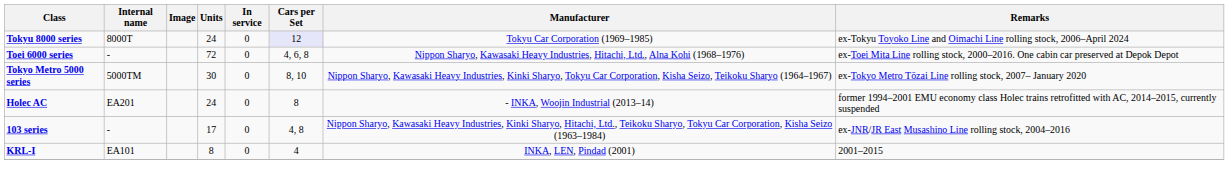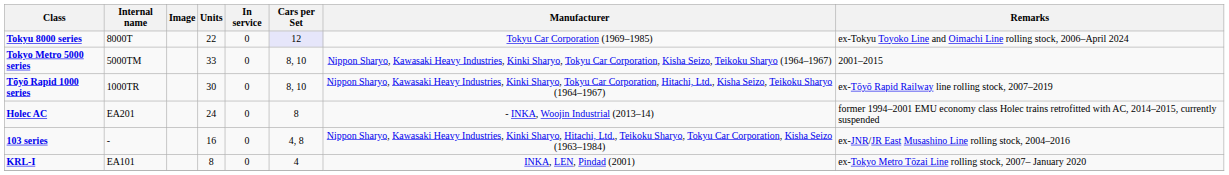(211, 39) 24 -> (211, 39) 22
- row: (40, 54)
(211, 76) 30 -> (211, 60) 33
(962, 76) ex-Tokyo Metro Tōzai Line rolling stock, 2007– January 2020 -> (861, 60) 2001–2015
+ row: (43, 87)
(211, 130) 17 -> (211, 141) 16
(861, 151) 2001–2015 -> (962, 162) ex-Tokyo Metro Tōzai Line rolling stock, 2007– January 2020
